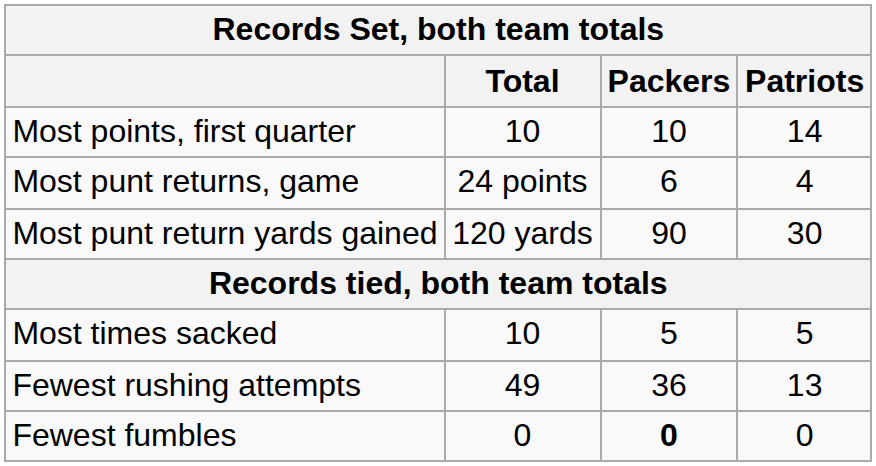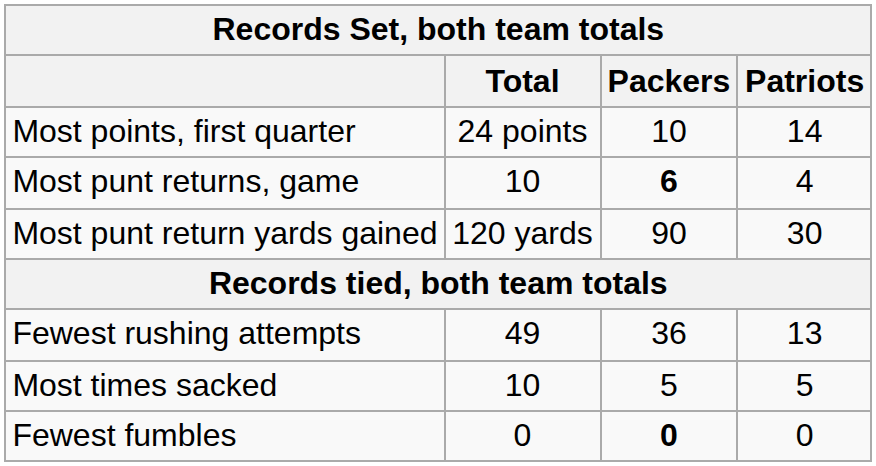(523, 131) 10 -> (522, 131) 24 points
(522, 182) 24 points -> (523, 182) 10
(669, 182) normal -> (669, 182) bold
rows swapped: (187, 385) <-> (145, 334)
